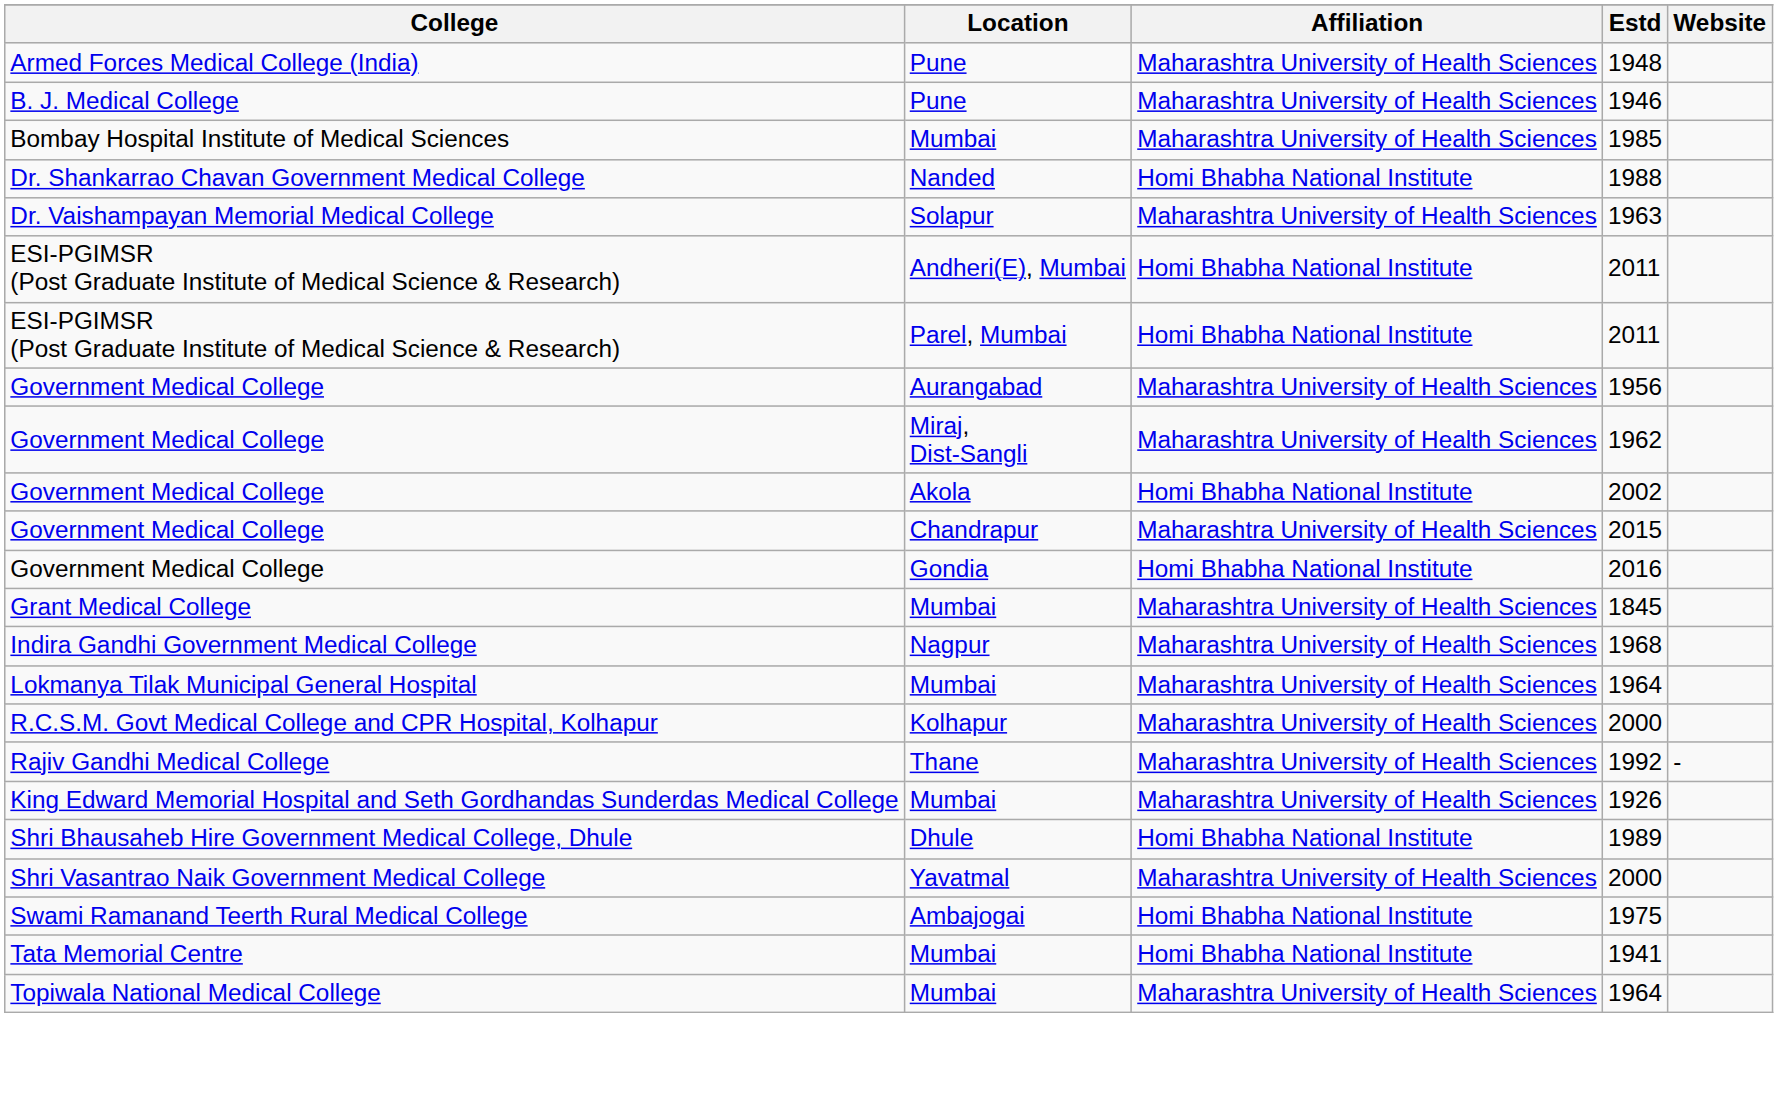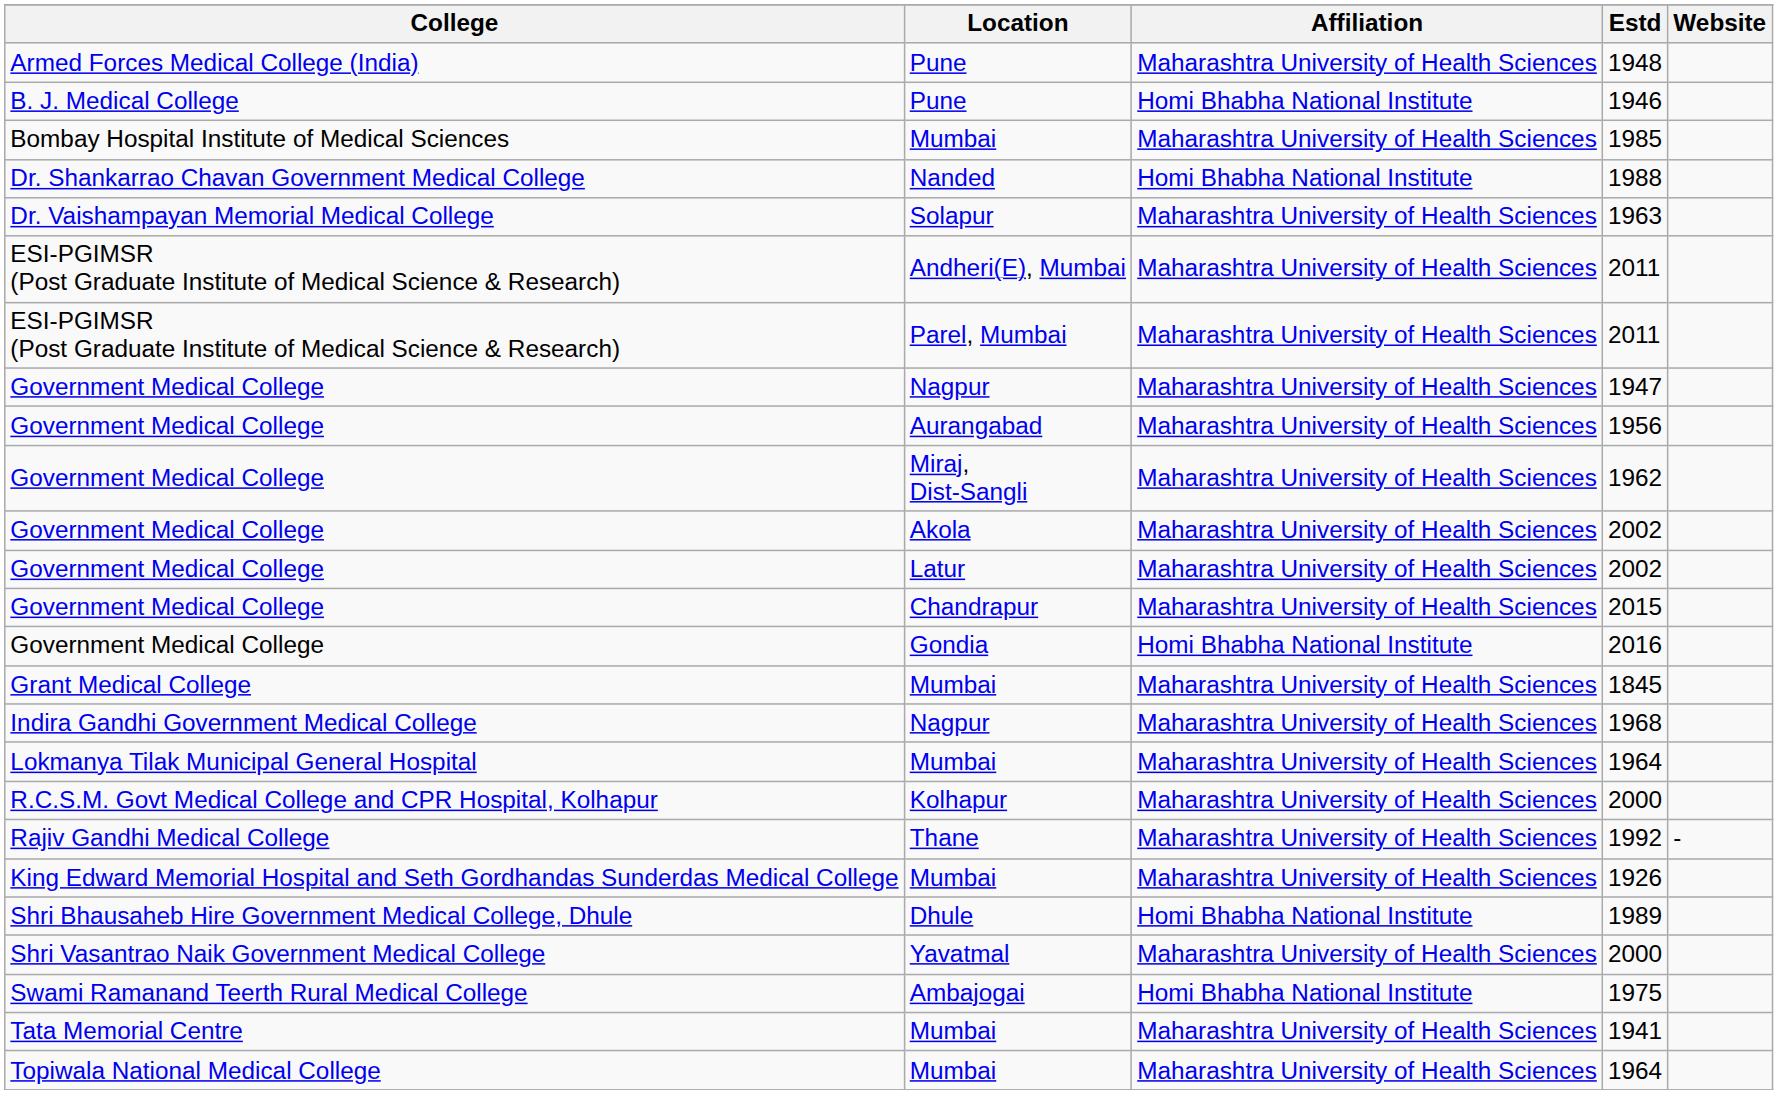(1367, 100) Maharashtra University of Health Sciences -> (1305, 100) Homi Bhabha National Institute
(1305, 268) Homi Bhabha National Institute -> (1367, 268) Maharashtra University of Health Sciences
(1305, 334) Homi Bhabha National Institute -> (1367, 334) Maharashtra University of Health Sciences
+ row: (950, 387)
(1305, 491) Homi Bhabha National Institute -> (1367, 530) Maharashtra University of Health Sciences
+ row: (937, 568)
(1305, 954) Homi Bhabha National Institute -> (1367, 1031) Maharashtra University of Health Sciences
